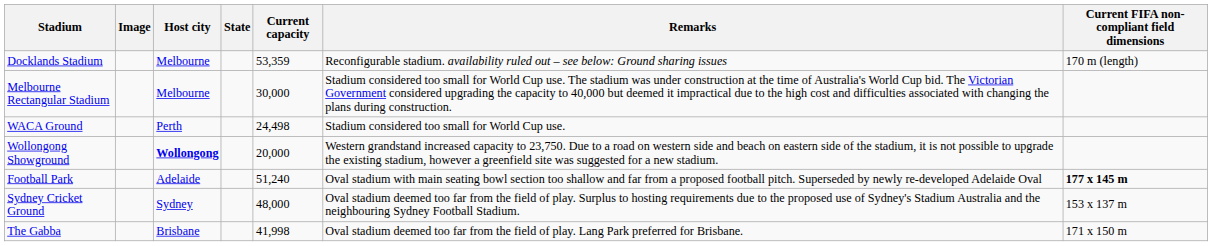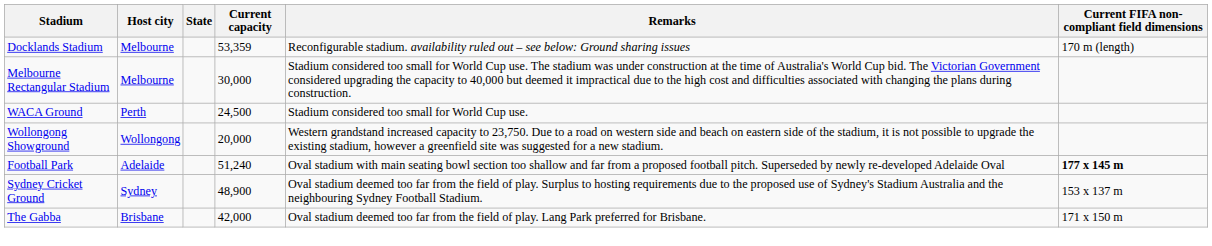- column: (135, 27)
(273, 126) 24,498 -> (235, 113) 24,500
(187, 152) bold -> (150, 139) normal
(273, 205) 48,000 -> (235, 191) 48,900
(273, 231) 41,998 -> (235, 217) 42,000
